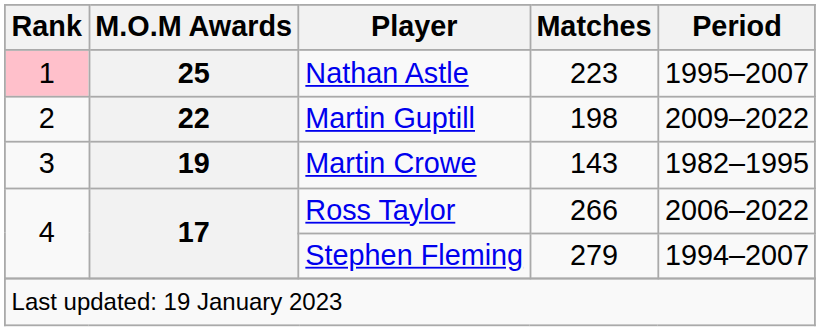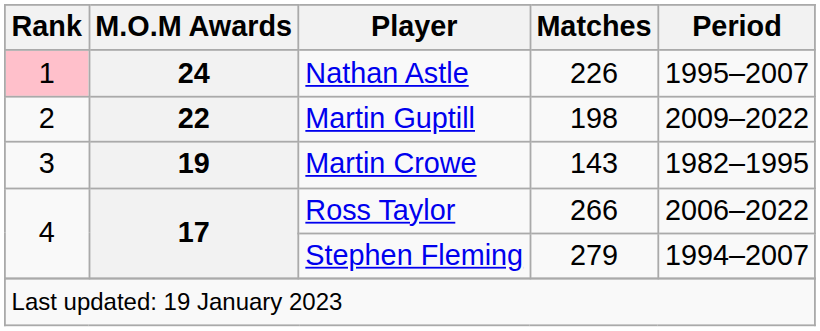(194, 73) 25 -> (194, 73) 24
(594, 73) 223 -> (594, 73) 226
